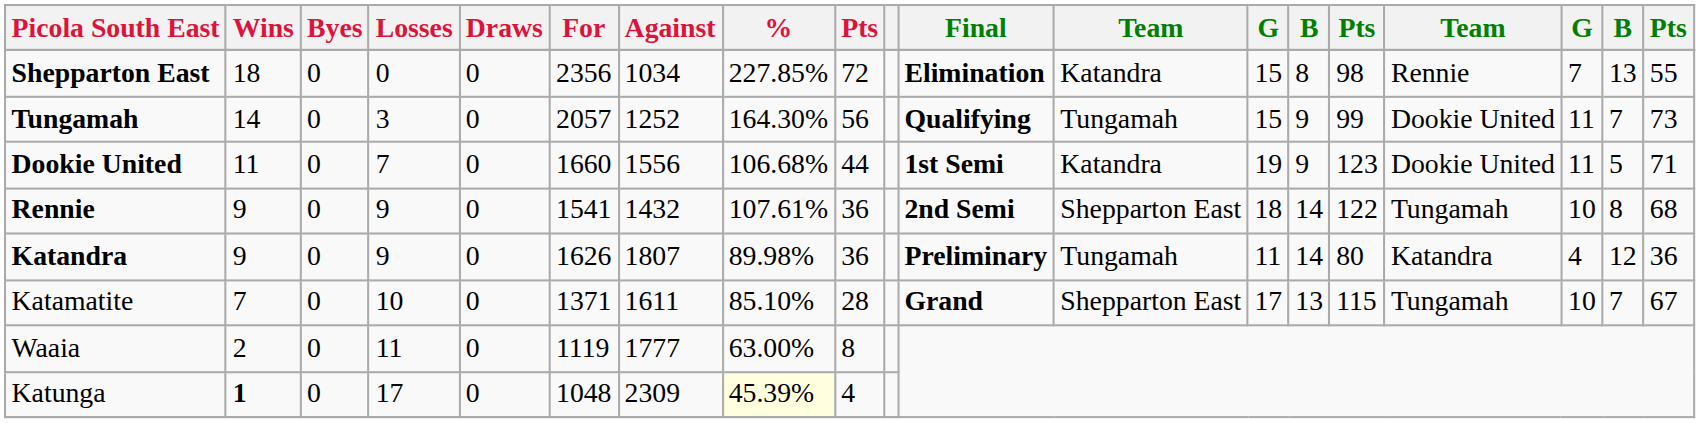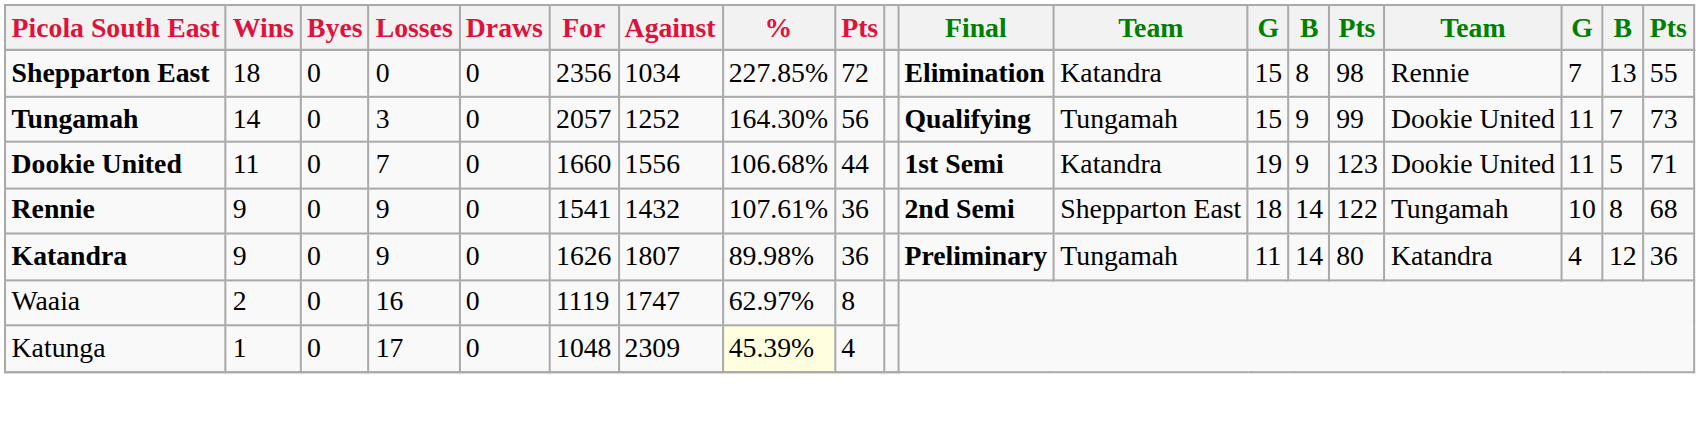- row: (72, 301)
(389, 347) 11 -> (389, 301) 16
(652, 347) 1777 -> (652, 301) 1747
(771, 347) 63.00% -> (771, 301) 62.97%
(240, 393) bold -> (240, 347) normal
